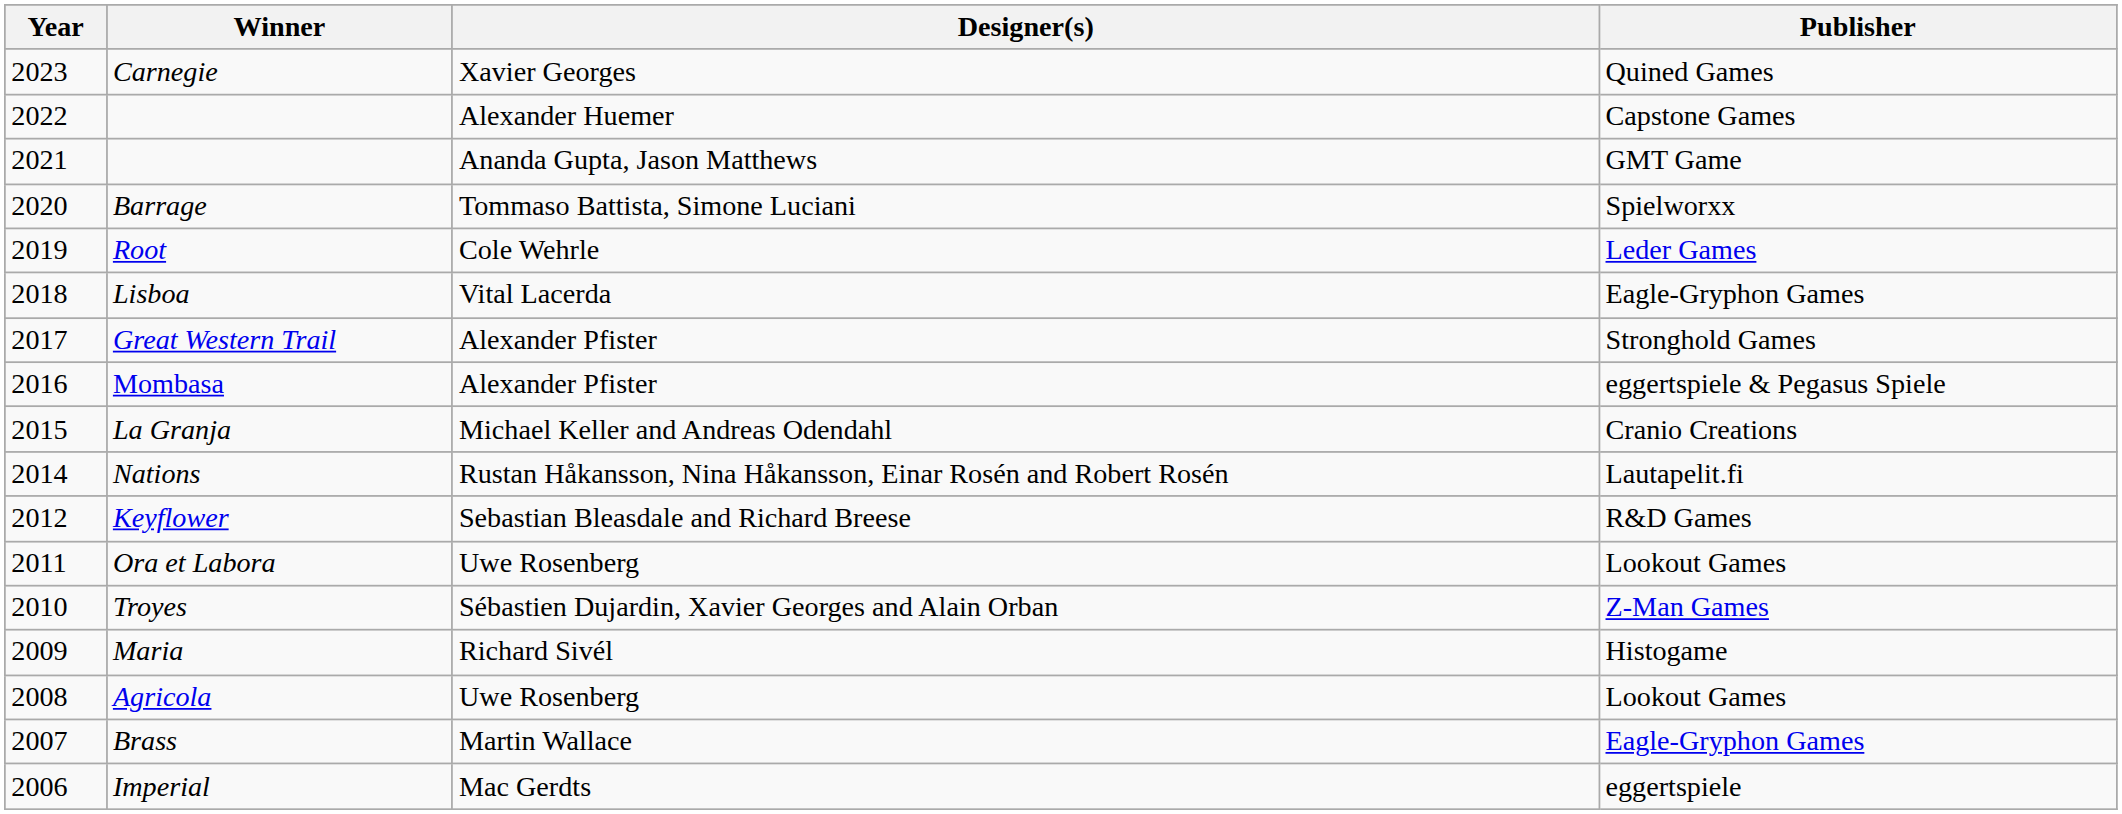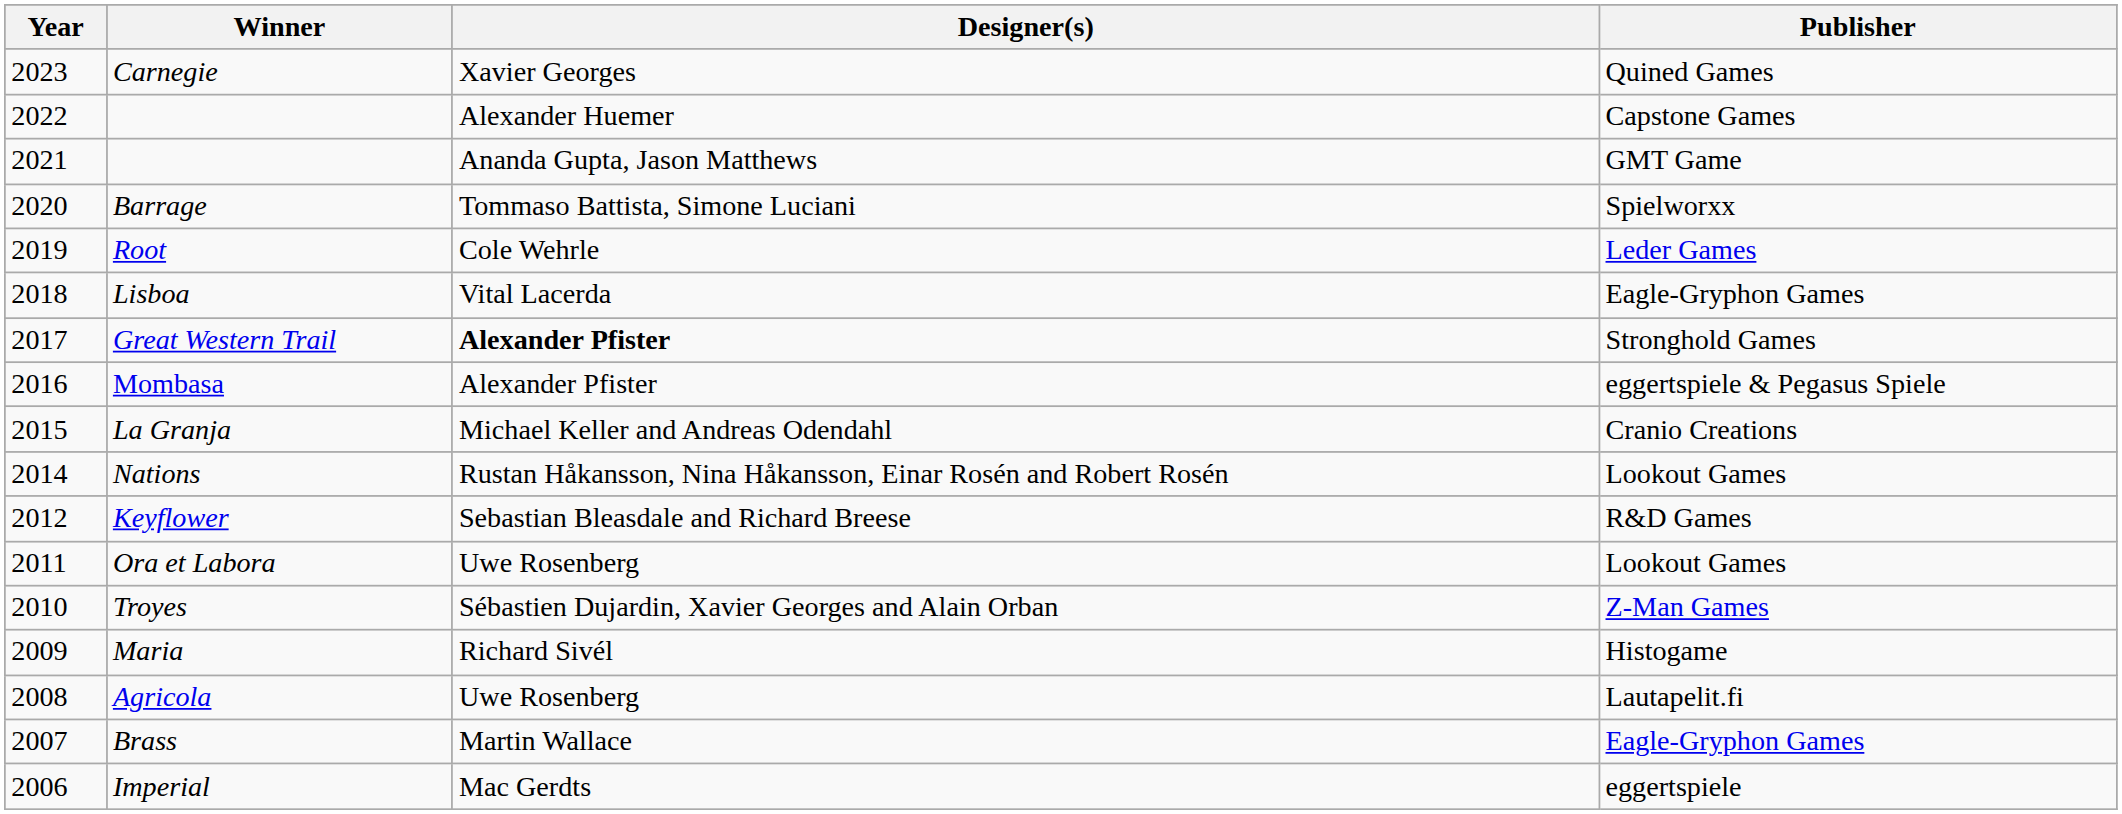(558, 339) normal -> (565, 339) bold
(1675, 473) Lautapelit.fi -> (1696, 473) Lookout Games
(1696, 696) Lookout Games -> (1675, 696) Lautapelit.fi
